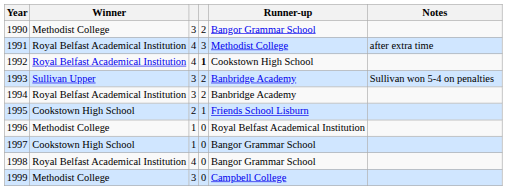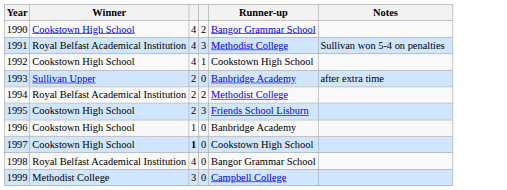(71, 29) Methodist College -> (83, 29) Cookstown High School
(194, 29) 3 -> (194, 29) 4
(402, 45) after extra time -> (383, 45) Sullivan won 5-4 on penalties
(109, 62) Royal Belfast Academical Institution -> (83, 62) Cookstown High School
(204, 62) bold -> (204, 62) normal
(194, 78) 3 -> (194, 78) 2
(204, 78) 2 -> (204, 78) 0
(432, 78) Sullivan won 5-4 on penalties -> (352, 78) after extra time
(194, 95) 3 -> (194, 95) 2
(254, 95) Banbridge Academy -> (250, 95) Methodist College
(204, 111) 1 -> (204, 111) 3
(71, 128) Methodist College -> (83, 128) Cookstown High School
(288, 128) Royal Belfast Academical Institution -> (254, 128) Banbridge Academy
(194, 144) normal -> (194, 144) bold
(263, 144) Bangor Grammar School -> (262, 144) Cookstown High School
